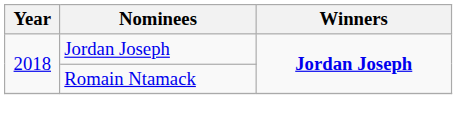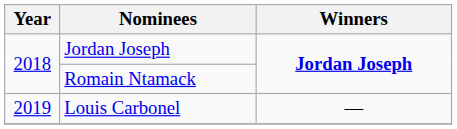+ row: (122, 108)
